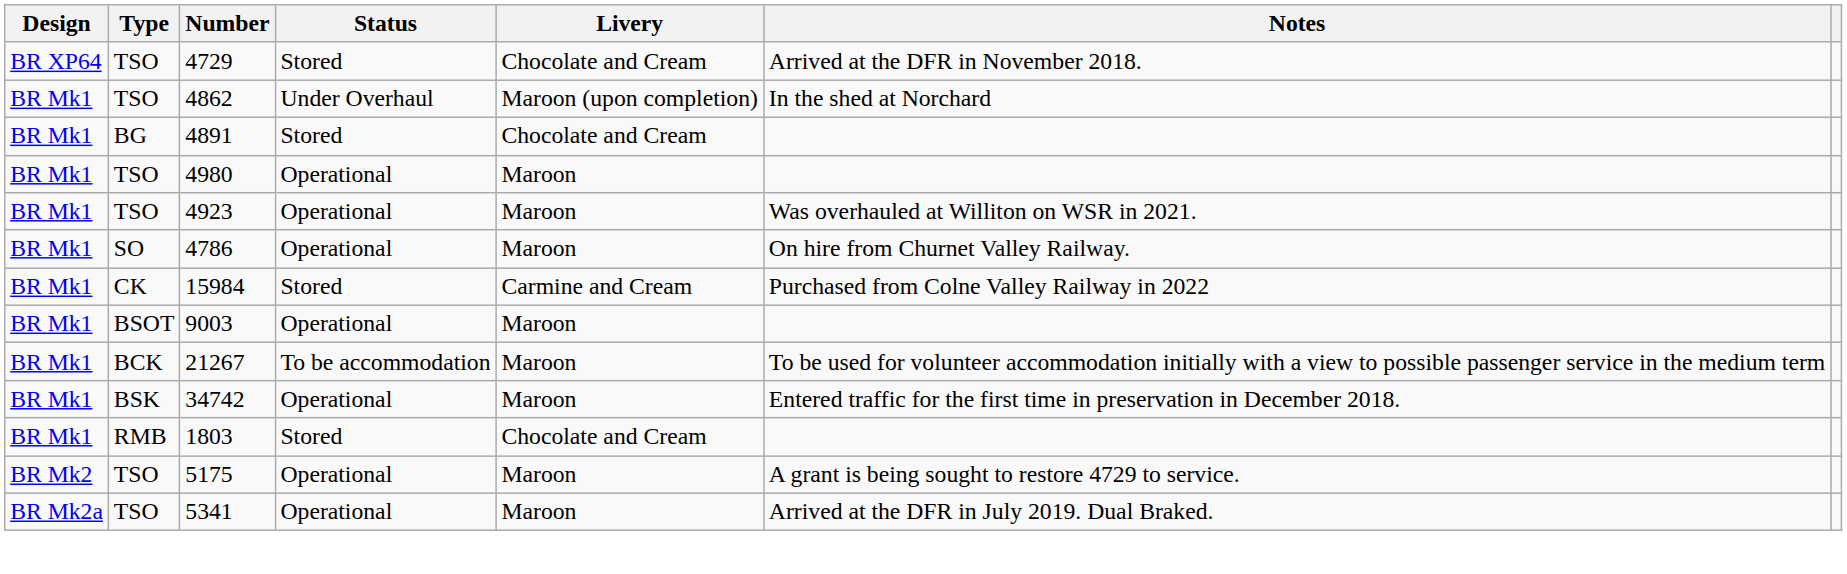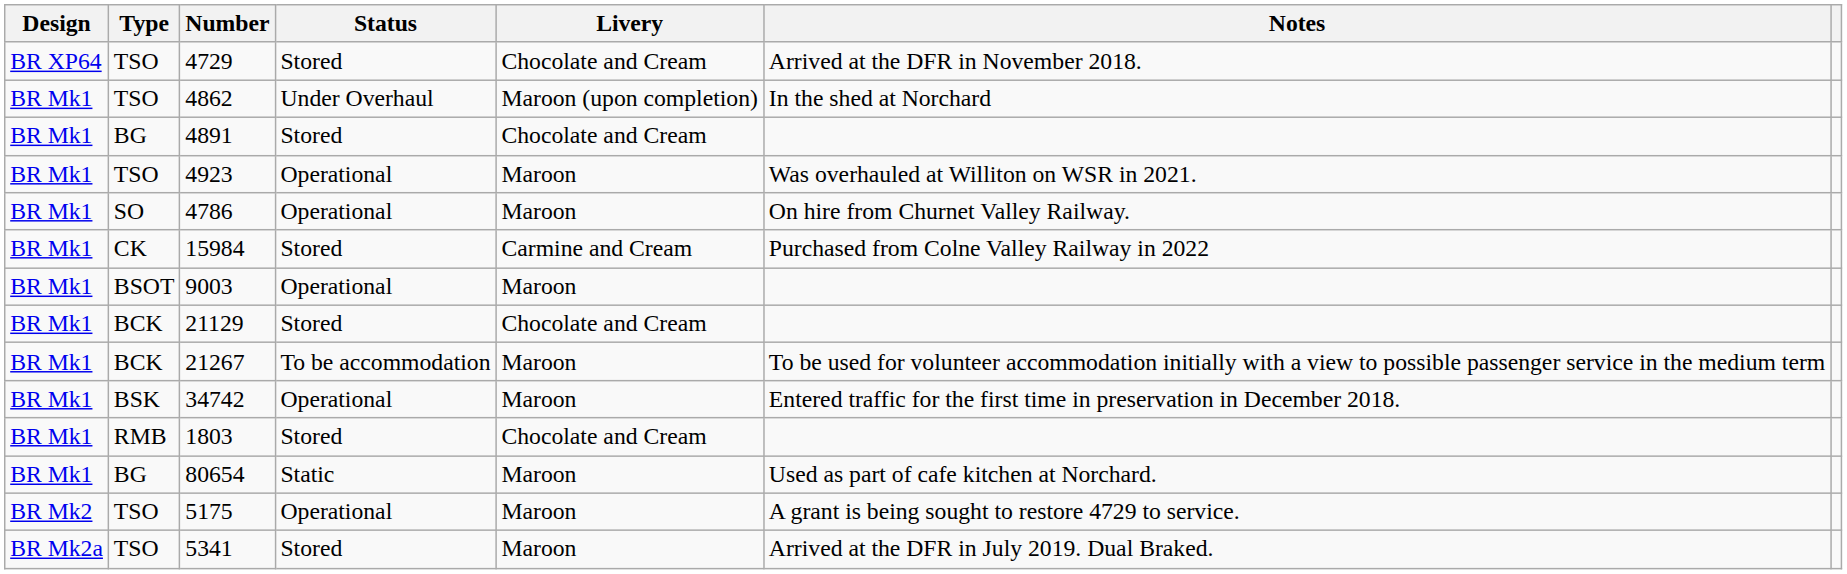- row: (209, 173)
+ row: (214, 323)
+ row: (215, 473)
(336, 511) Operational -> (311, 549) Stored
